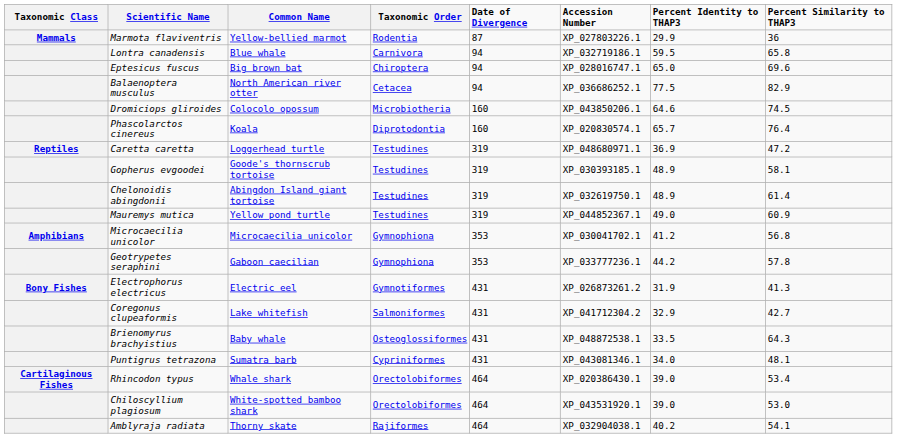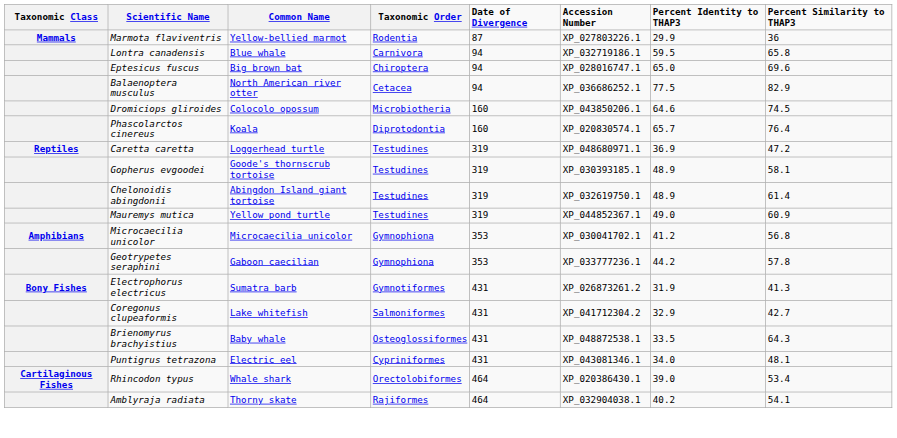(263, 287) Electric eel -> (263, 287) Sumatra barb
(263, 359) Sumatra barb -> (263, 359) Electric eel
- row: (147, 405)
